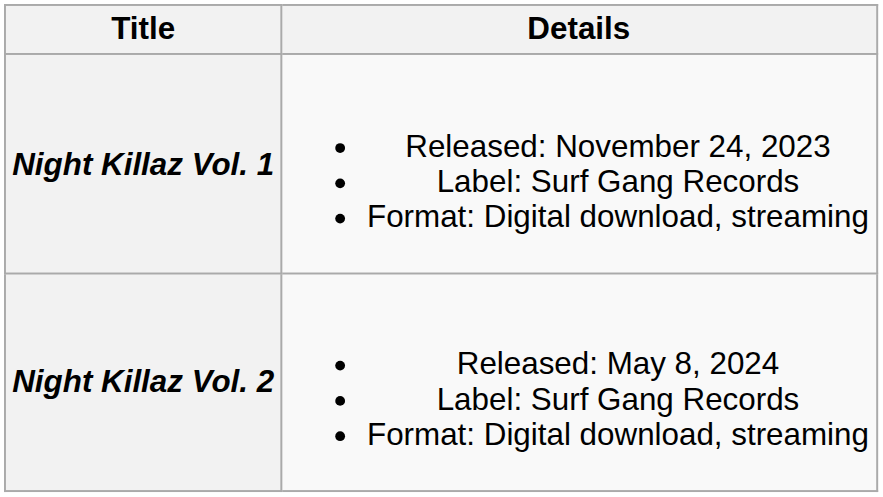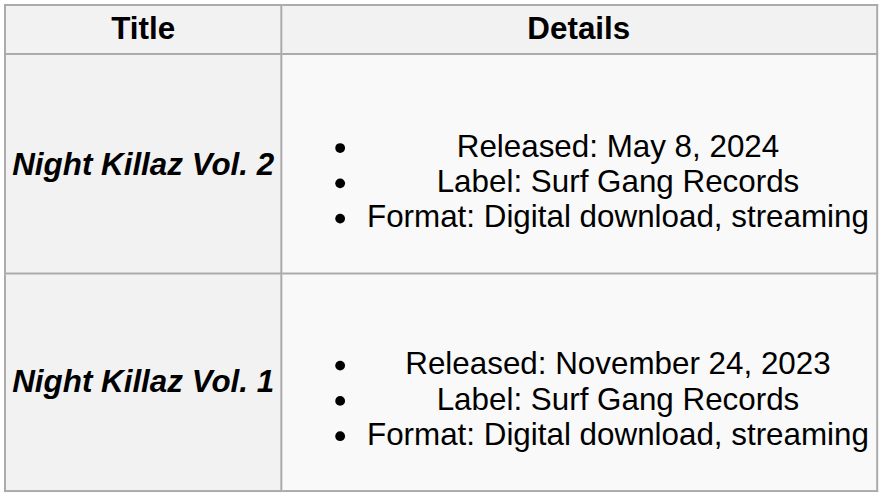rows swapped: (143, 163) <-> (143, 381)
